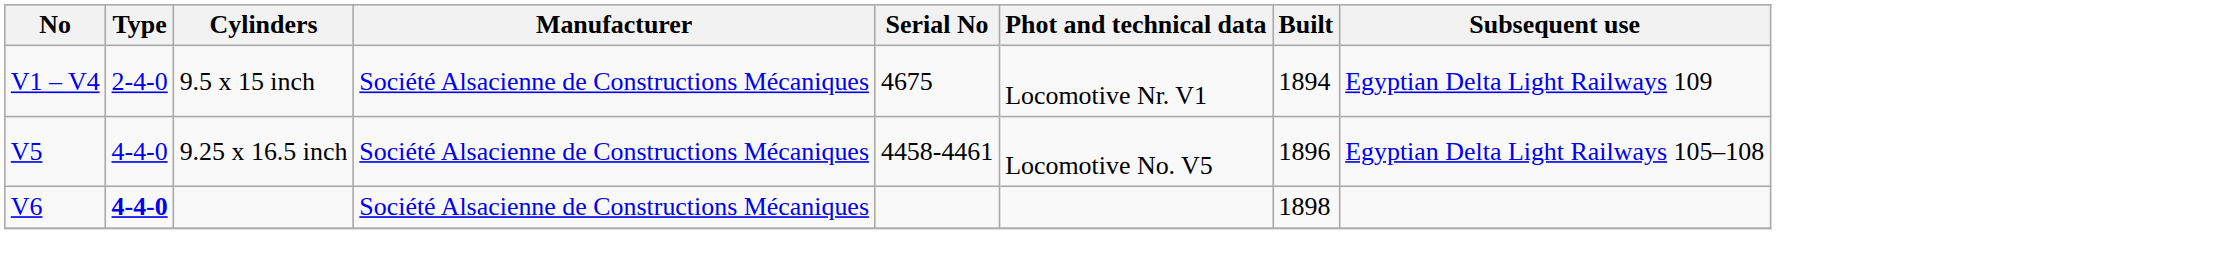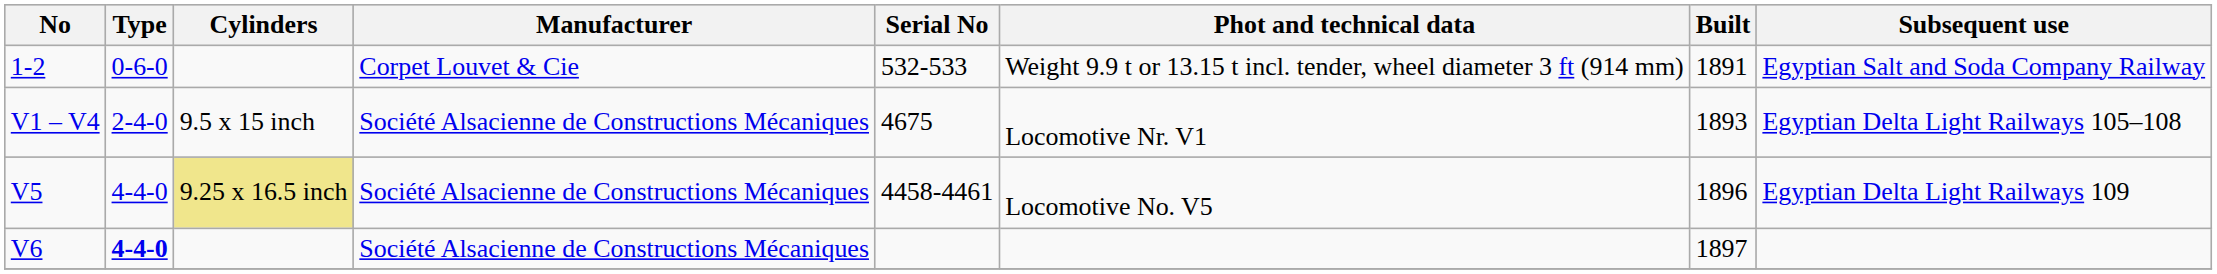+ row: (28, 66)
(1304, 80) 1894 -> (1722, 121) 1893
(1529, 80) Egyptian Delta Light Railways 109 -> (1972, 121) Egyptian Delta Light Railways 105–108
(264, 151) no background -> (264, 192) khaki background
(1555, 151) Egyptian Delta Light Railways 105–108 -> (1946, 192) Egyptian Delta Light Railways 109
(1304, 206) 1898 -> (1722, 247) 1897
